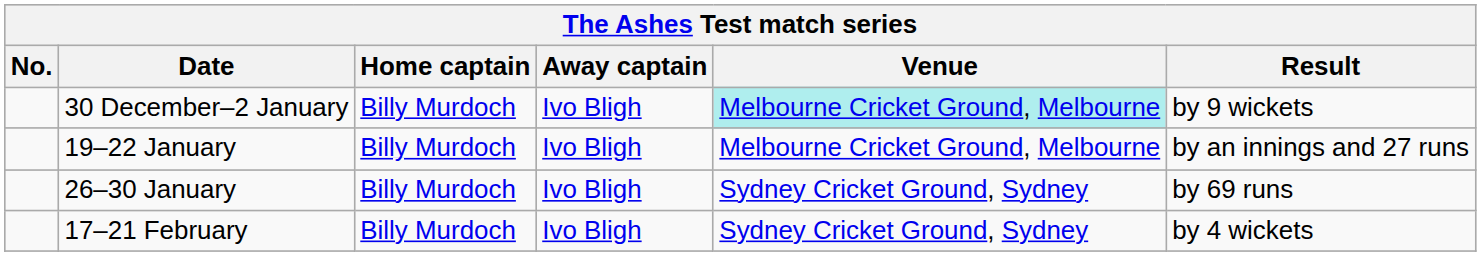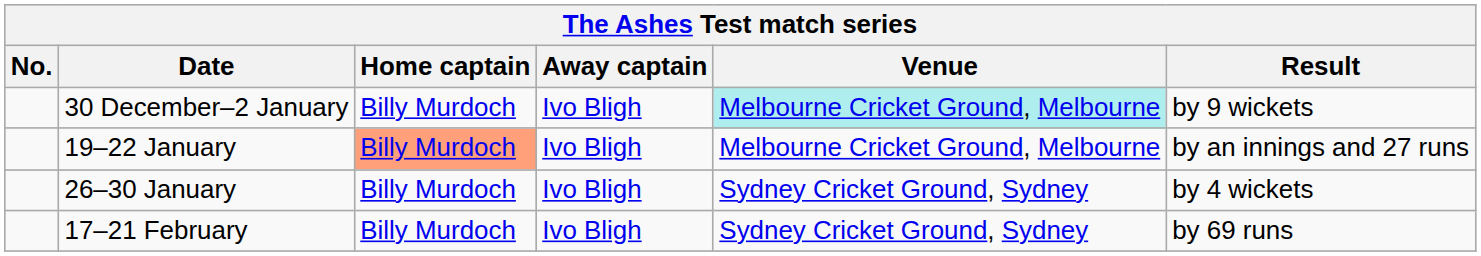(438, 148) no background -> (438, 148) lightsalmon background
(1233, 189) by 69 runs -> (1243, 189) by 4 wickets
(1243, 230) by 4 wickets -> (1233, 230) by 69 runs
